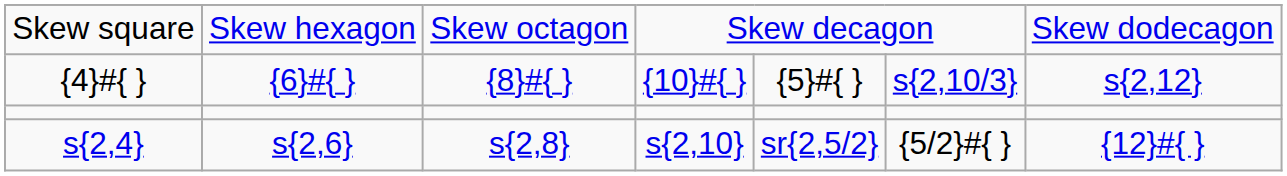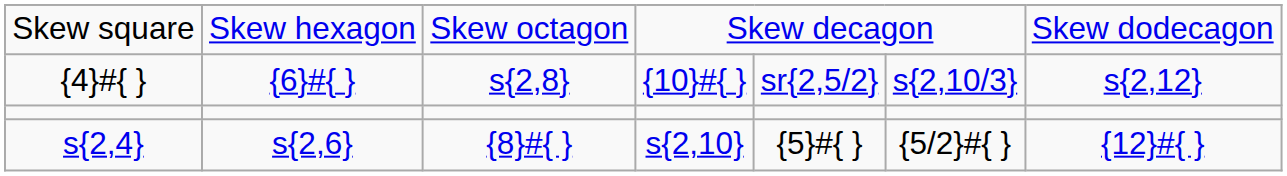(529, 79) {8}#{ } -> (529, 79) s{2,8}
(820, 79) {5}#{ } -> (820, 79) sr{2,5/2}
(529, 144) s{2,8} -> (529, 144) {8}#{ }
(820, 144) sr{2,5/2} -> (820, 144) {5}#{ }
